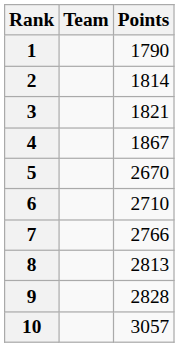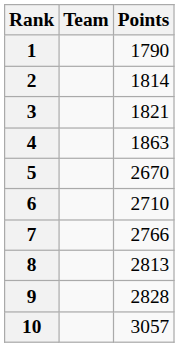(150, 142) 1867 -> (150, 142) 1863
